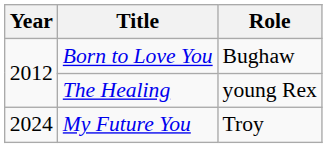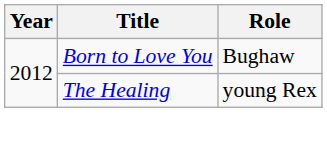- row: (127, 124)
